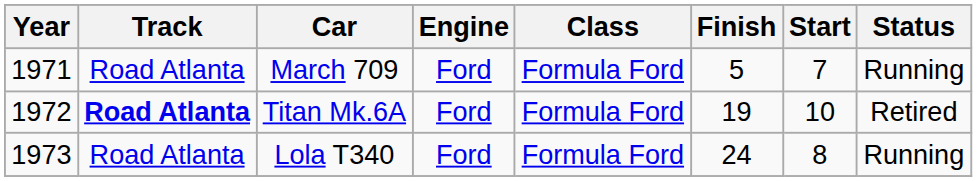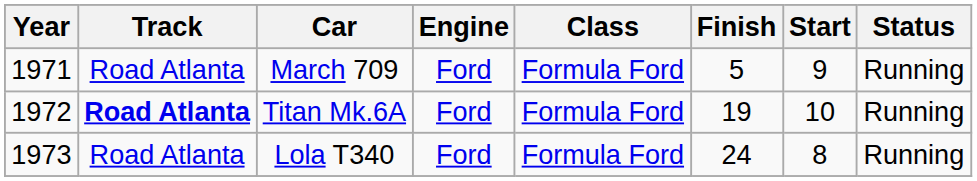(820, 69) 7 -> (820, 69) 9
(914, 112) Retired -> (914, 112) Running
